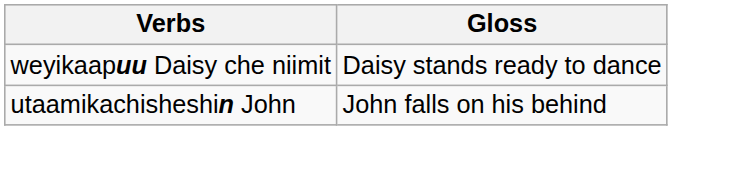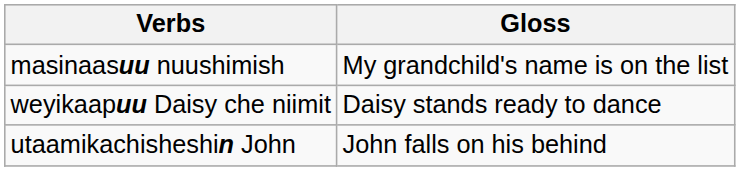+ row: (148, 64)
